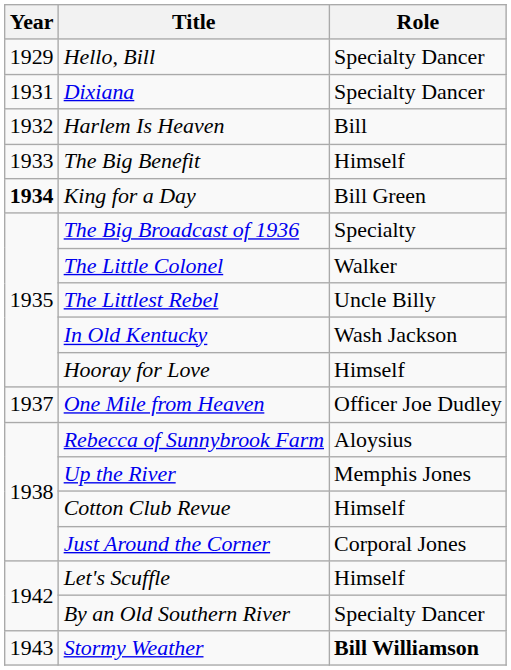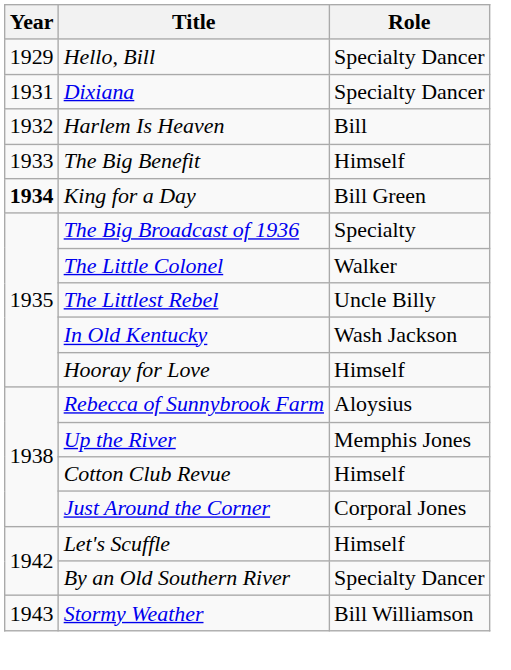- row: (164, 404)
(406, 647) bold -> (404, 612) normal
